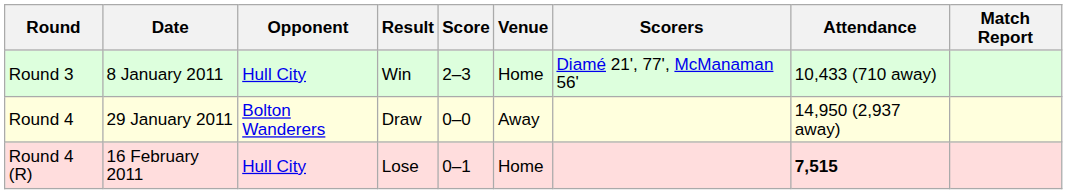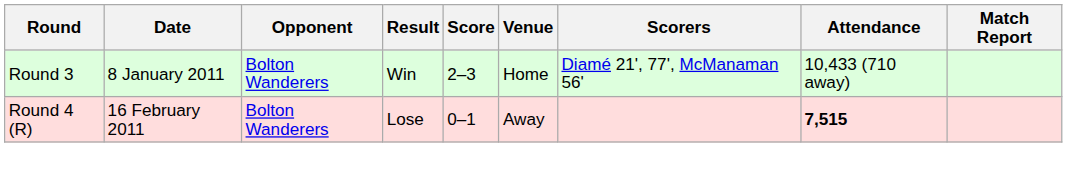(274, 73) Hull City -> (287, 73) Bolton Wanderers
- row: (41, 119)
(274, 165) Hull City -> (287, 119) Bolton Wanderers
(521, 165) Home -> (524, 119) Away
